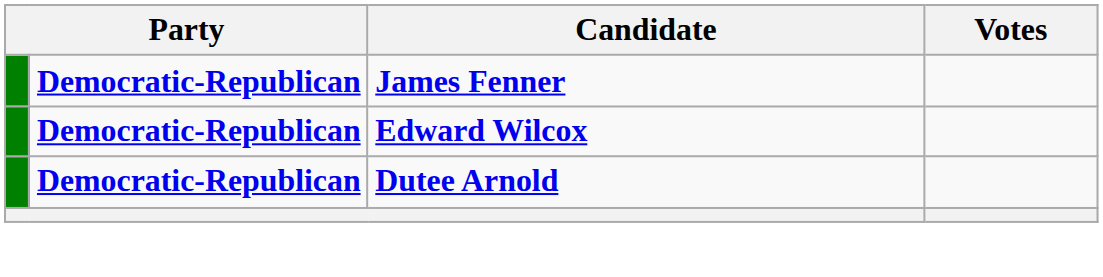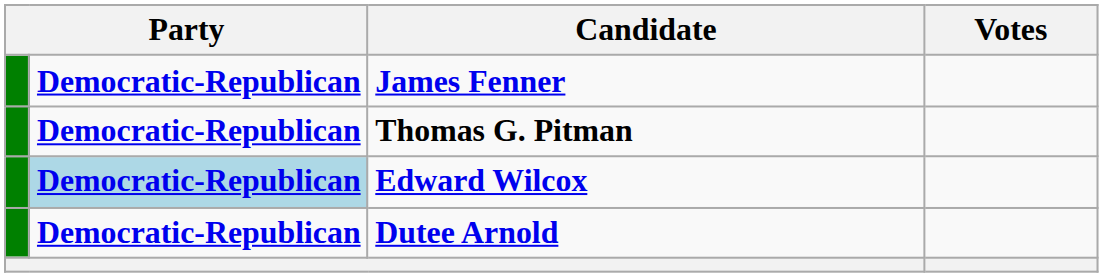+ row: (504, 130)
(199, 130) no background -> (199, 181) lightblue background
